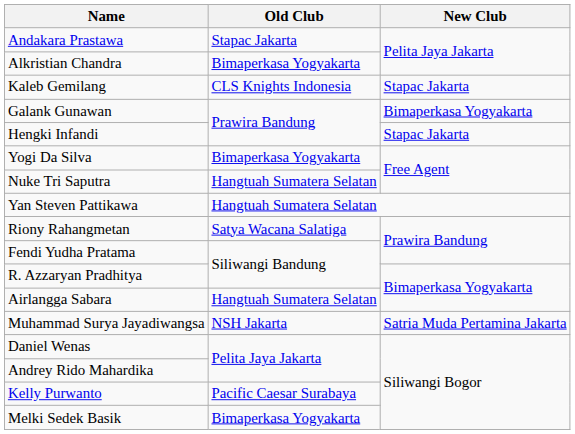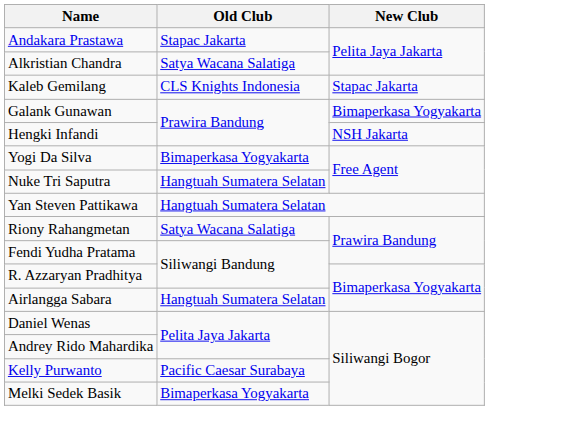(286, 63) Bimaperkasa Yogyakarta -> (228, 63) Satya Wacana Salatiga
(426, 134) Stapac Jakarta -> (370, 134) NSH Jakarta
- row: (106, 323)
